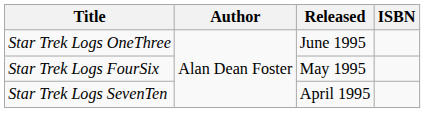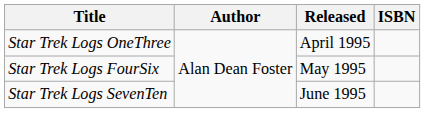(333, 42) June 1995 -> (335, 42) April 1995
(335, 94) April 1995 -> (333, 94) June 1995
